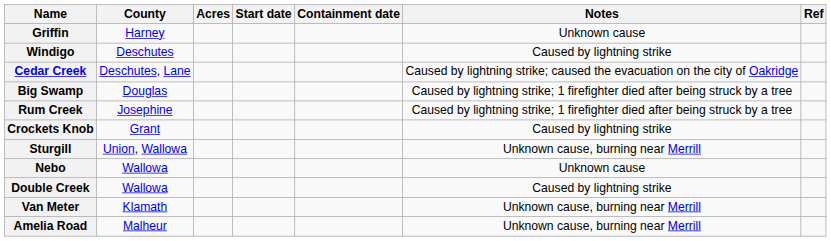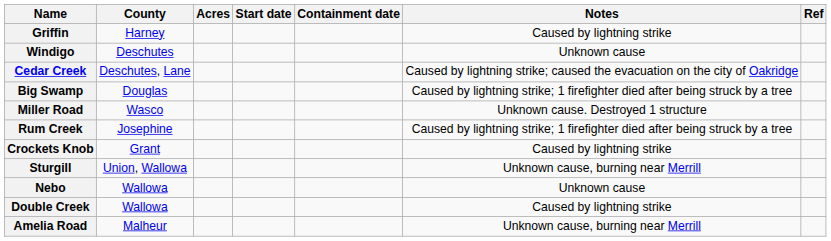(602, 33) Unknown cause -> (602, 33) Caused by lightning strike
(602, 52) Caused by lightning strike -> (602, 52) Unknown cause
+ row: (50, 110)
- row: (50, 206)
